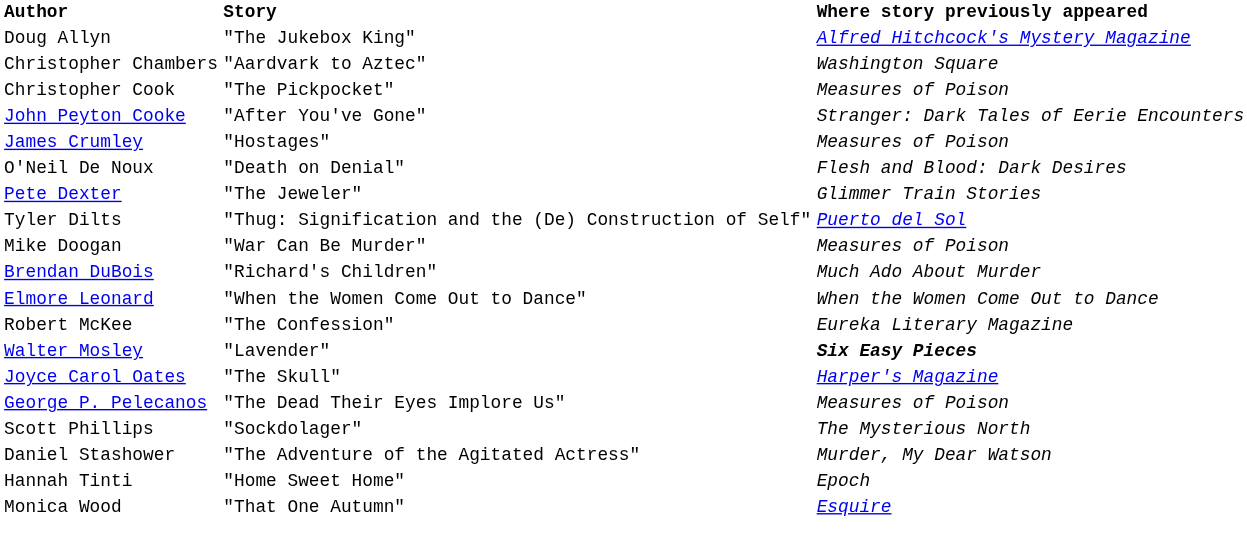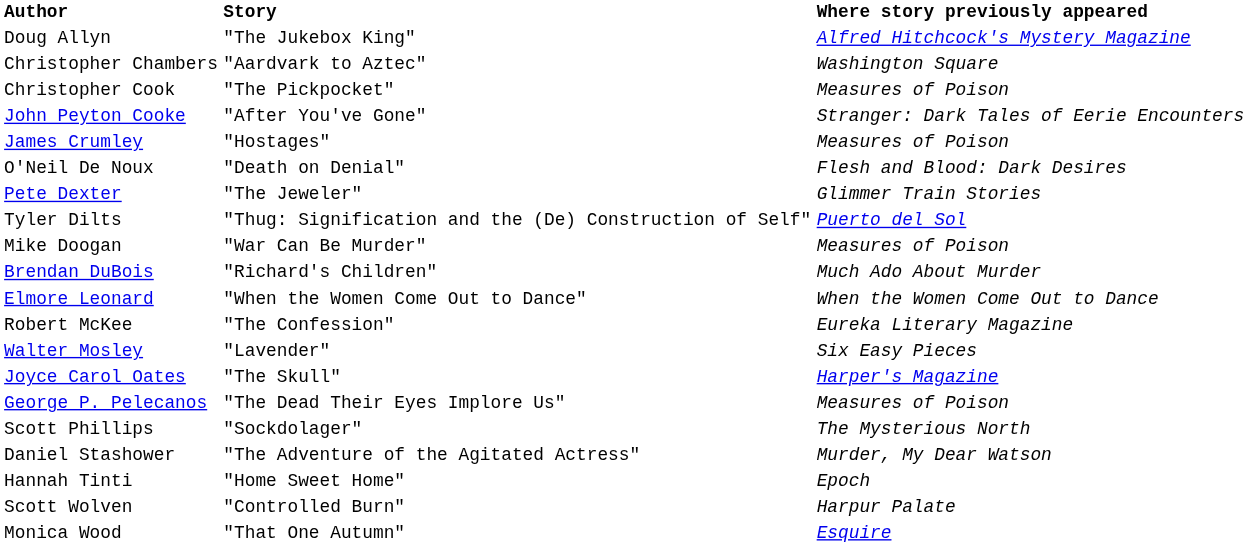(897, 351) bold -> (897, 351) normal
+ row: (68, 507)
